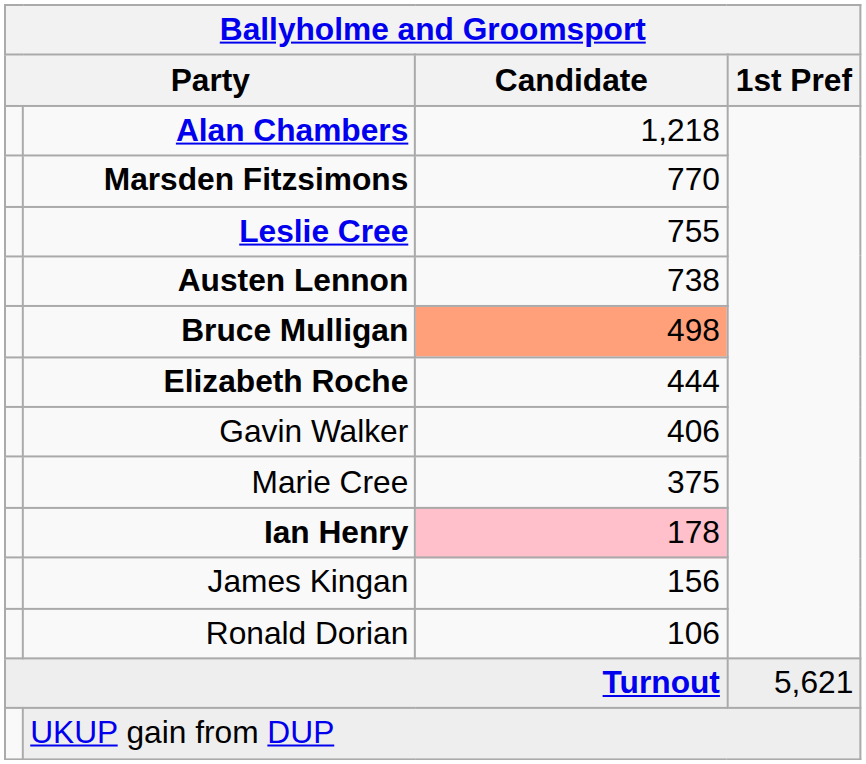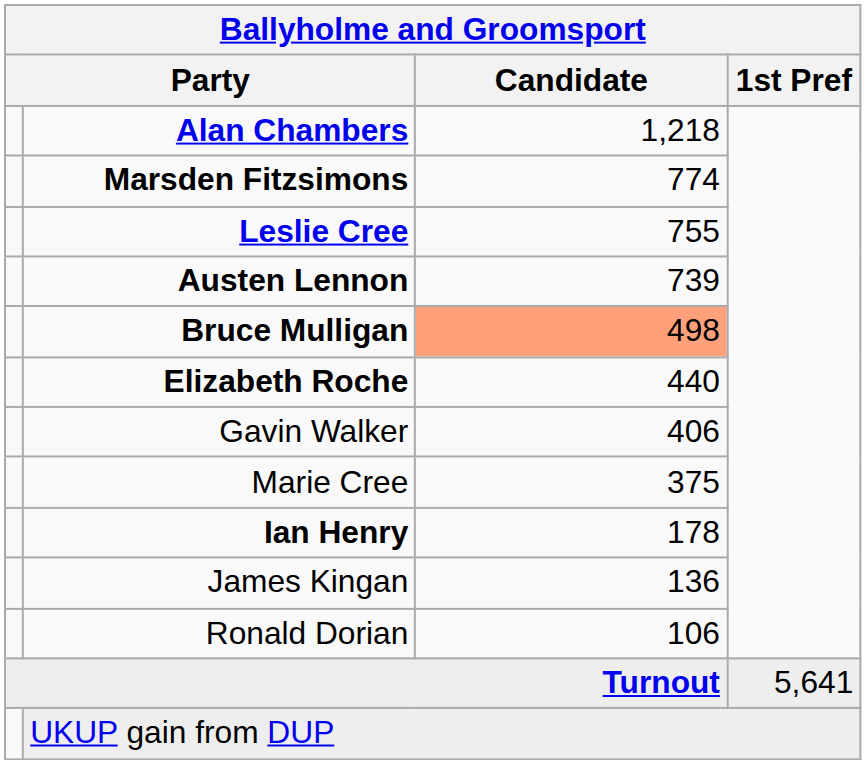(693, 180) 770 -> (693, 180) 774
(693, 280) 738 -> (693, 280) 739
(693, 381) 444 -> (693, 381) 440
(693, 532) pink background -> (693, 532) no background
(693, 582) 156 -> (693, 582) 136
(814, 682) 5,621 -> (814, 682) 5,641
